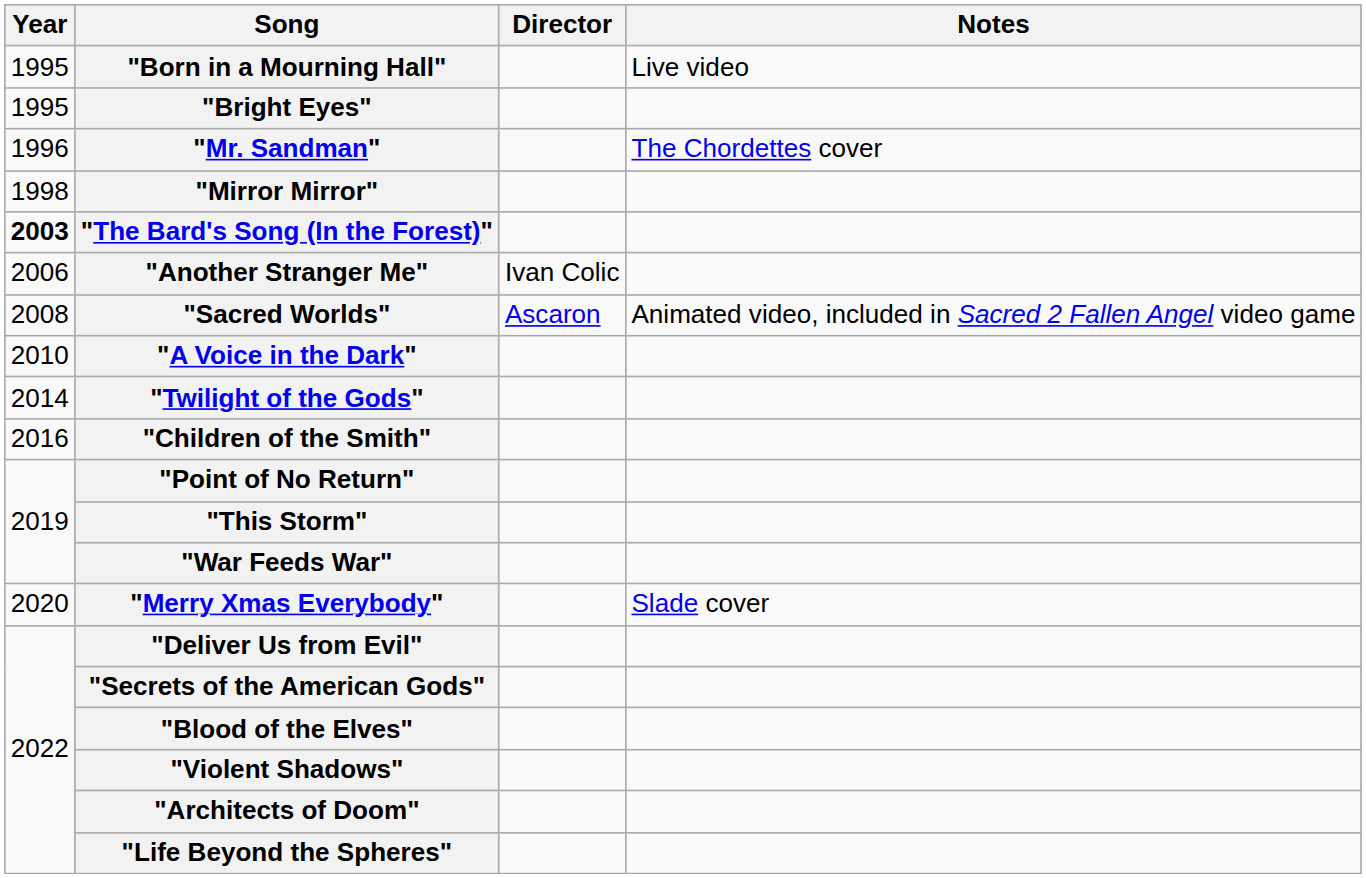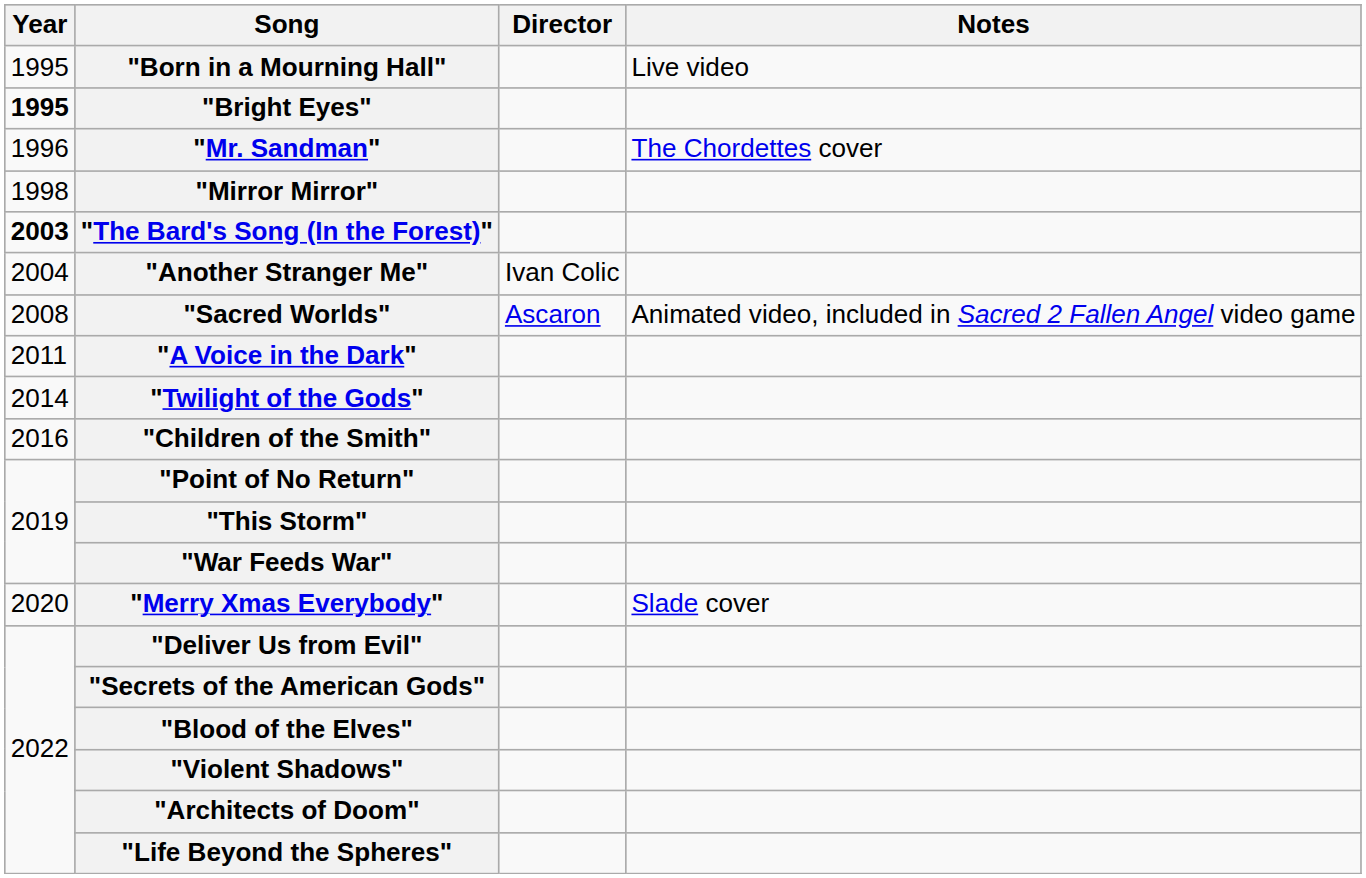(40, 107) normal -> (40, 107) bold
(40, 273) 2006 -> (40, 273) 2004
(40, 356) 2010 -> (39, 356) 2011
